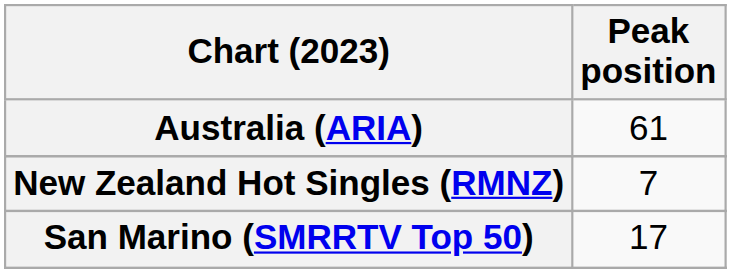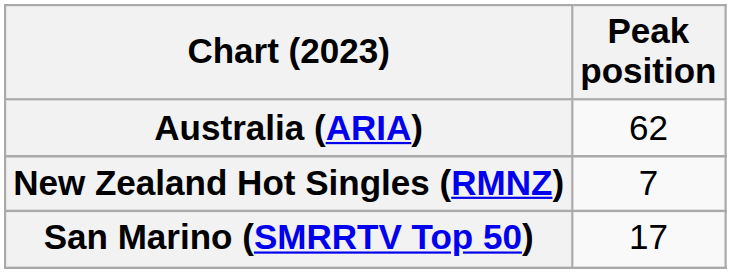(648, 127) 61 -> (648, 127) 62
